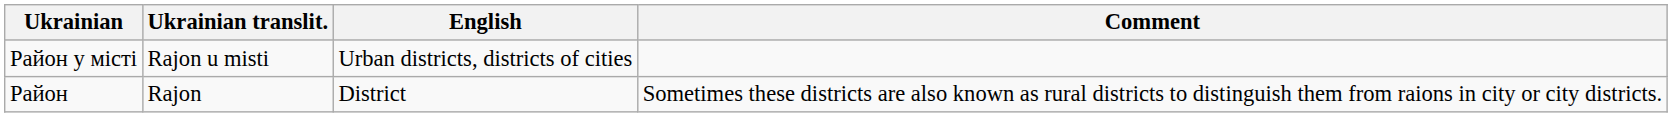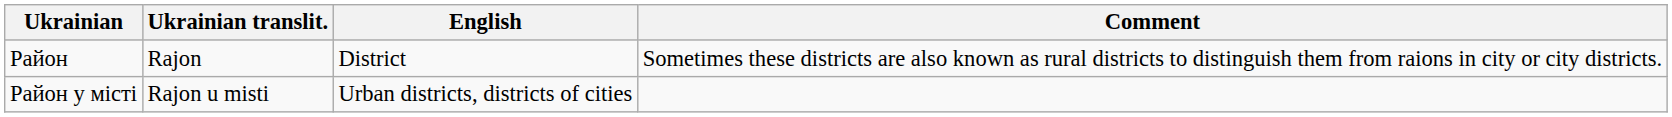rows swapped: (39, 93) <-> (74, 58)
